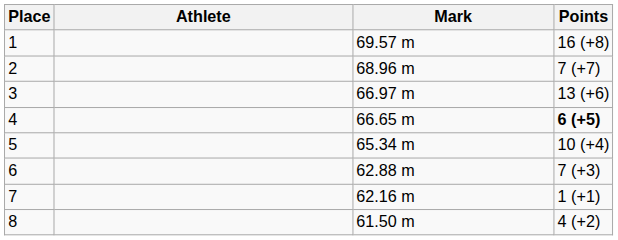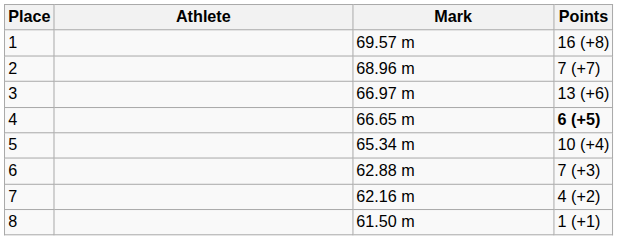(579, 196) 1 (+1) -> (579, 196) 4 (+2)
(579, 222) 4 (+2) -> (579, 222) 1 (+1)
